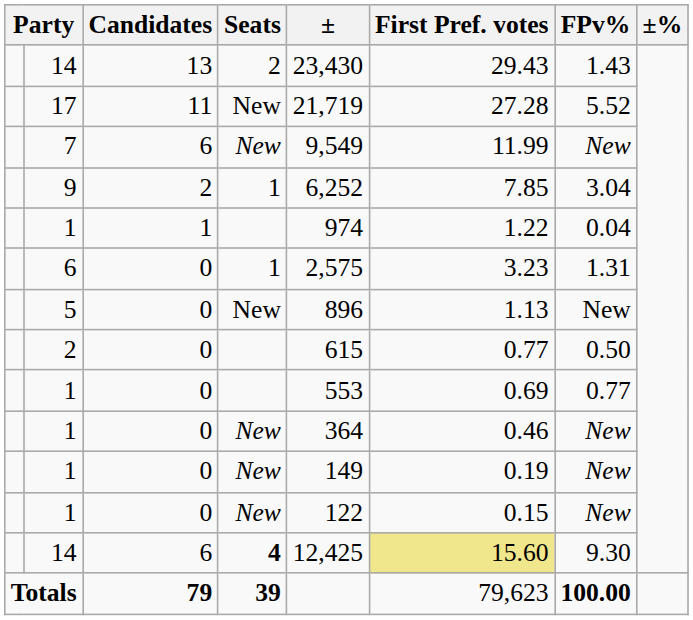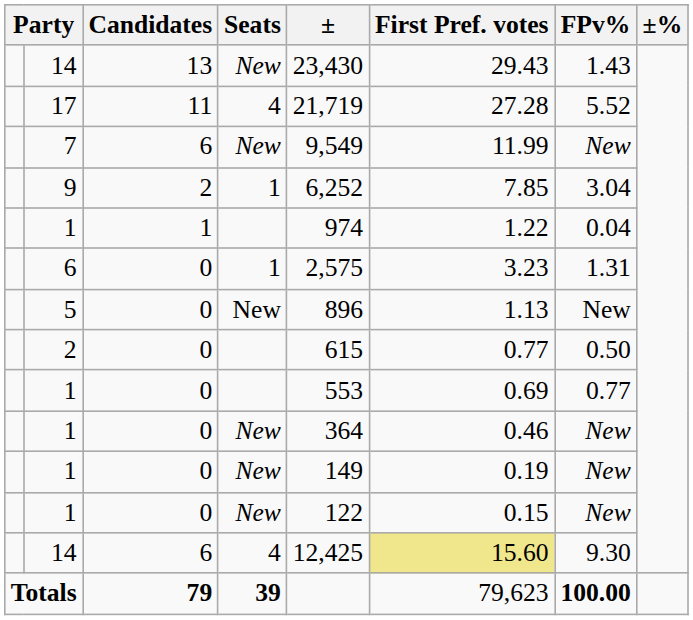(274, 65) 2 -> (258, 65) New
(257, 106) New -> (274, 106) 4
(274, 552) bold -> (274, 552) normal
